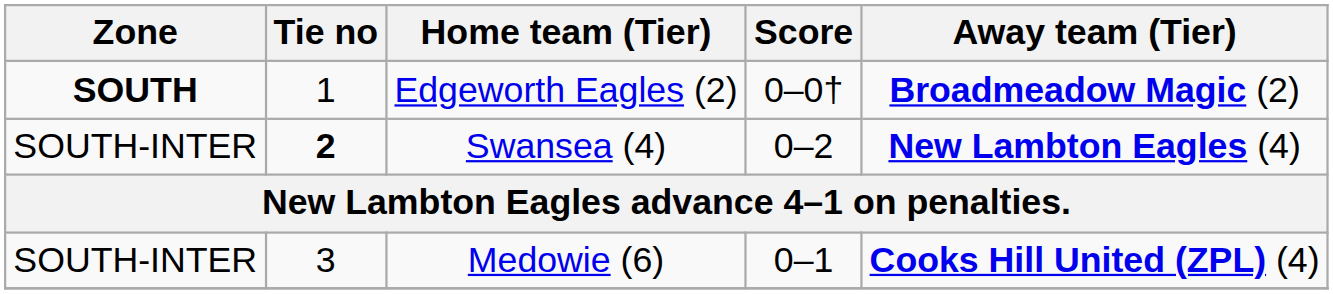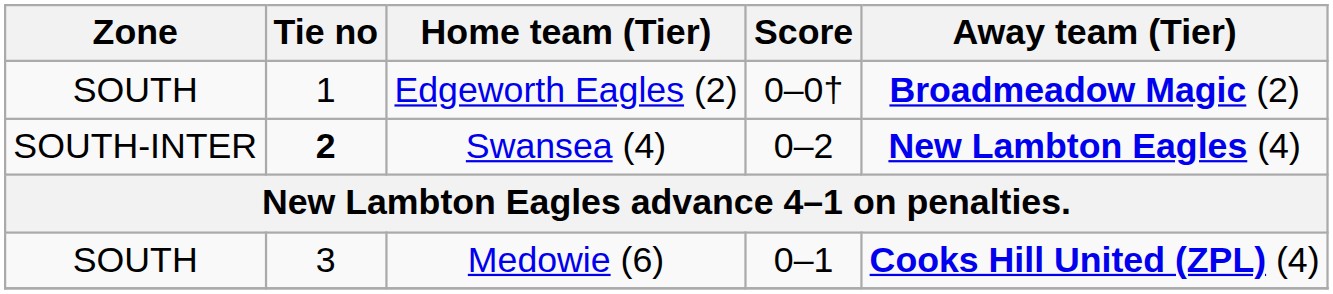(135, 89) bold -> (135, 89) normal
(135, 259) SOUTH-INTER -> (135, 259) SOUTH
